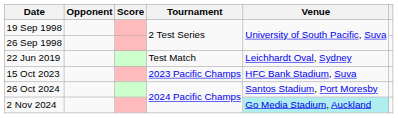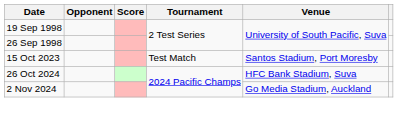- row: (33, 58)
(195, 74) 2023 Pacific Champs -> (172, 58) Test Match
(301, 74) HFC Bank Stadium, Suva -> (312, 58) Santos Stadium, Port Moresby
(312, 89) Santos Stadium, Port Moresby -> (301, 74) HFC Bank Stadium, Suva
(308, 105) paleturquoise background -> (308, 89) no background
